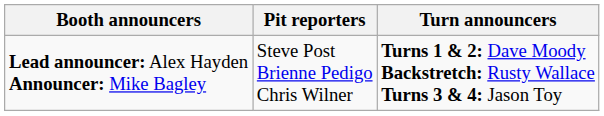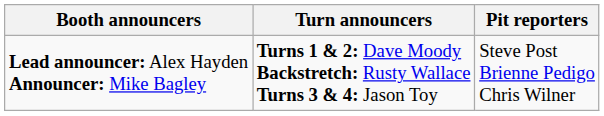columns swapped: (488, 20) <-> (315, 20)
